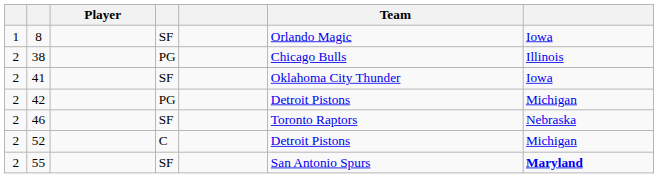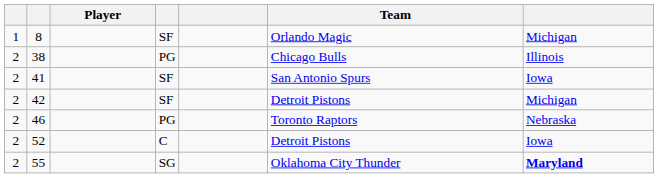(539, 36) Iowa -> (551, 36) Michigan
(336, 78) Oklahoma City Thunder -> (321, 78) San Antonio Spurs
(167, 99) PG -> (166, 99) SF
(166, 120) SF -> (167, 120) PG
(551, 141) Michigan -> (539, 141) Iowa
(166, 162) SF -> (167, 162) SG
(321, 162) San Antonio Spurs -> (336, 162) Oklahoma City Thunder
